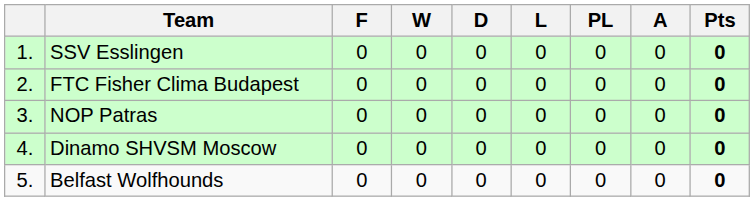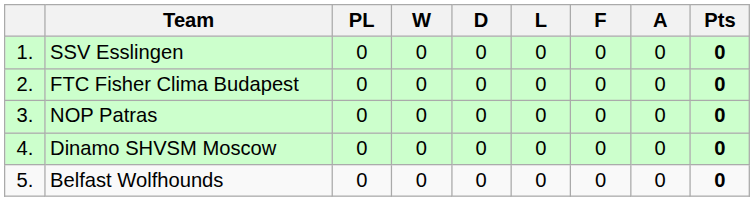columns swapped: (601, 20) <-> (362, 20)
